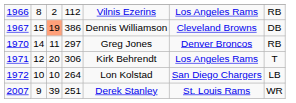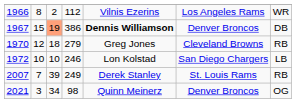(274, 12) RB -> (281, 12) WR
(126, 28) normal -> (130, 28) bold
(217, 28) Cleveland Browns -> (223, 28) Denver Broncos
(39, 43) 14 -> (39, 43) 12
(54, 43) 11 -> (54, 43) 18
(73, 43) 297 -> (73, 43) 279
(217, 43) Denver Broncos -> (223, 43) Cleveland Browns
- row: (18, 59)
(73, 75) 264 -> (73, 59) 246
(39, 91) 9 -> (39, 75) 7
(73, 91) 251 -> (73, 75) 249
(274, 91) WR -> (281, 75) RB
+ row: (18, 91)
